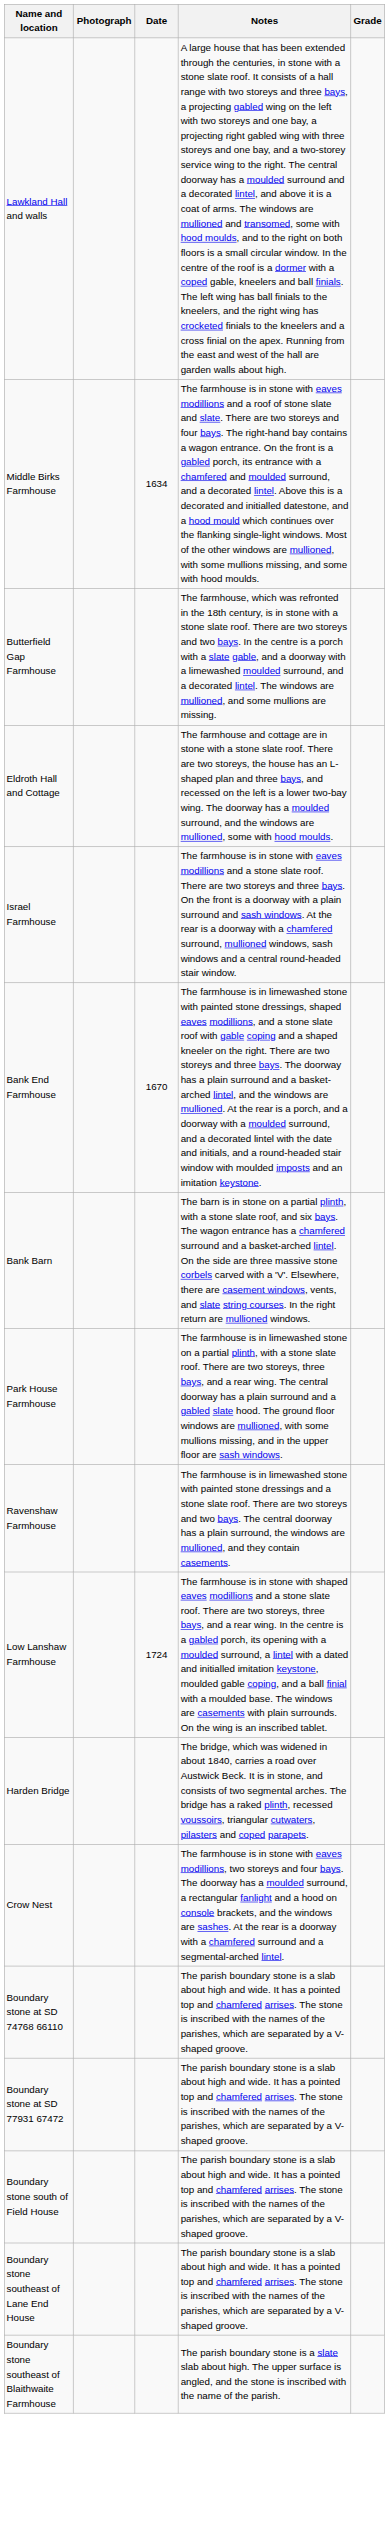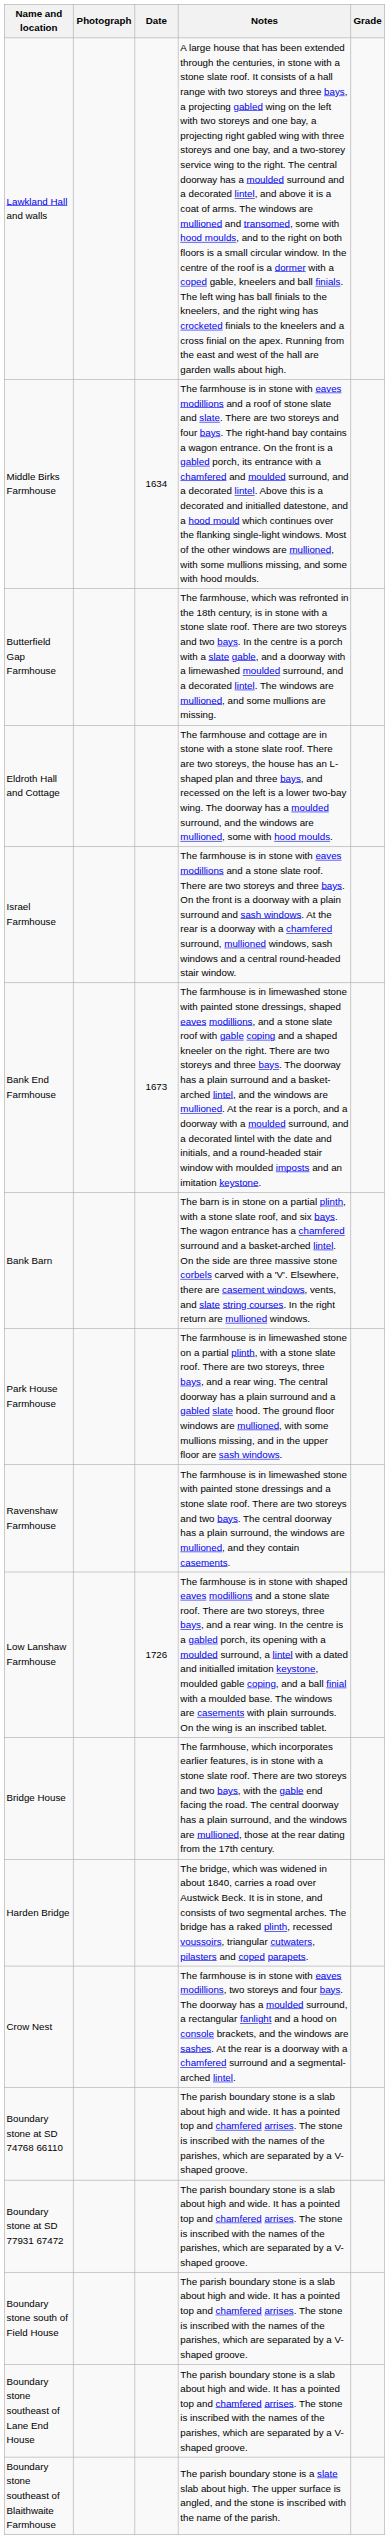(157, 1087) 1670 -> (156, 1087) 1673
(157, 1654) 1724 -> (156, 1654) 1726
+ row: (36, 1798)
